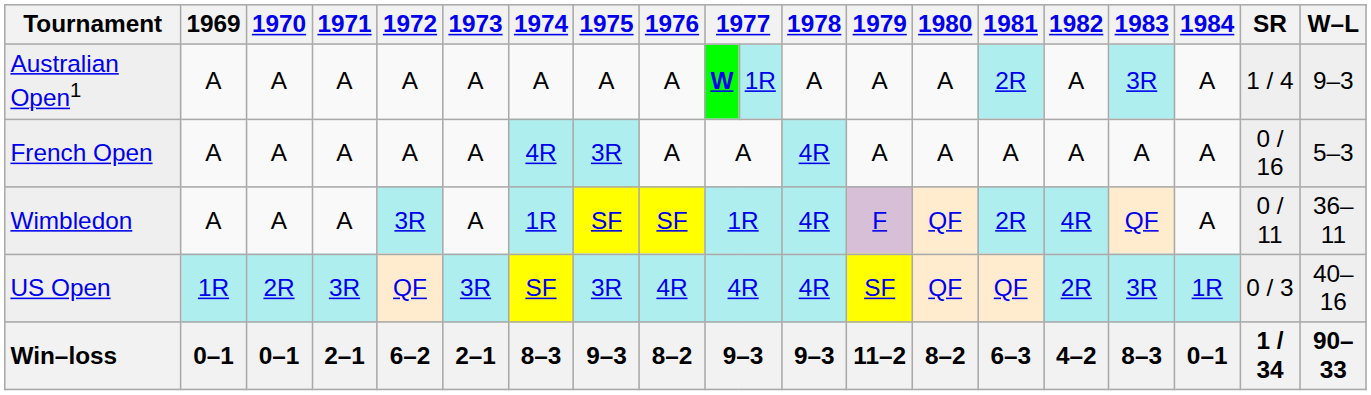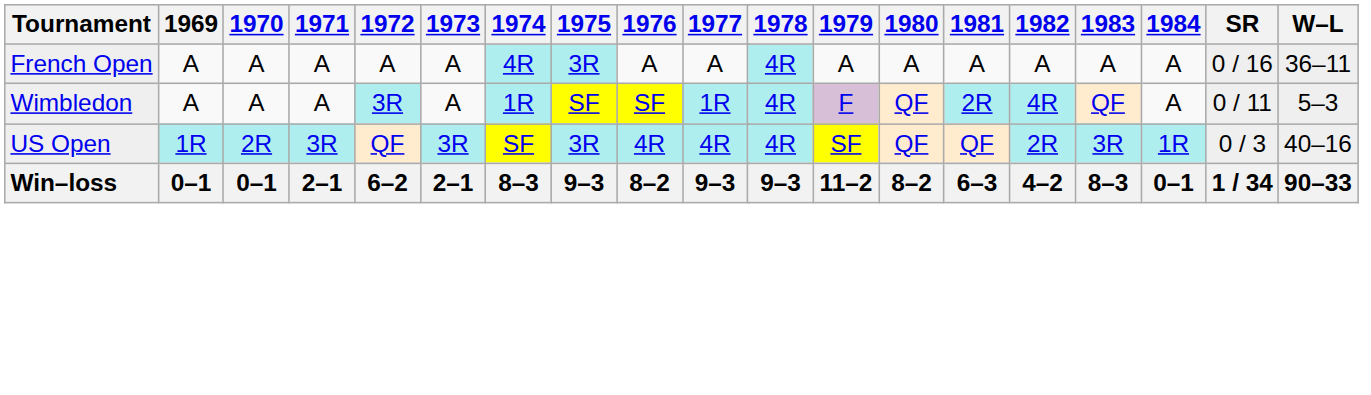- row: (65, 80)
(1333, 151) 5–3 -> (1318, 63) 36–11
(1333, 219) 36–11 -> (1318, 102) 5–3
